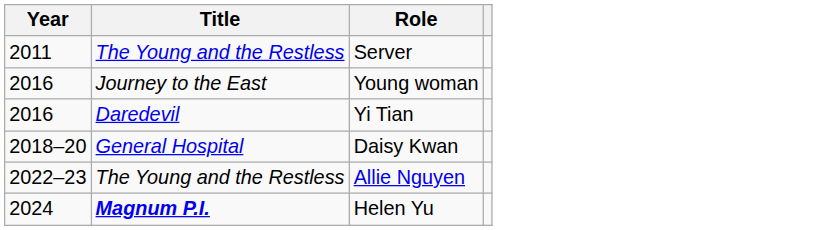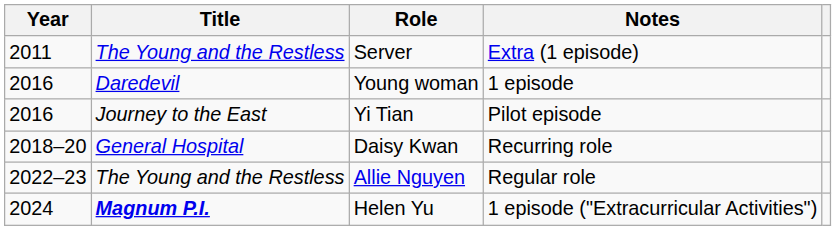+ column: (653, 20)
(181, 83) Journey to the East -> (137, 83) Daredevil
(137, 114) Daredevil -> (181, 114) Journey to the East
